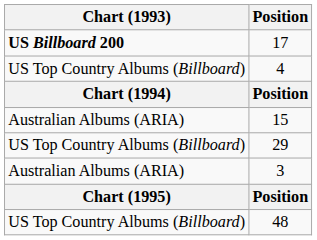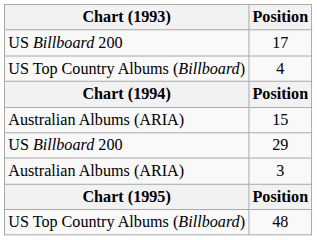(66, 42) bold -> (65, 42) normal
(127, 145) US Top Country Albums (Billboard) -> (65, 145) US Billboard 200
